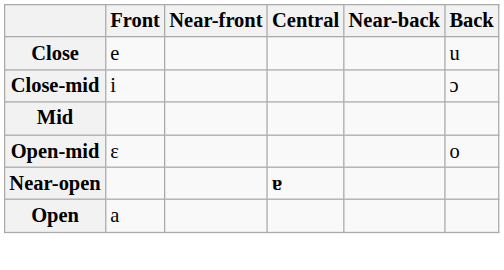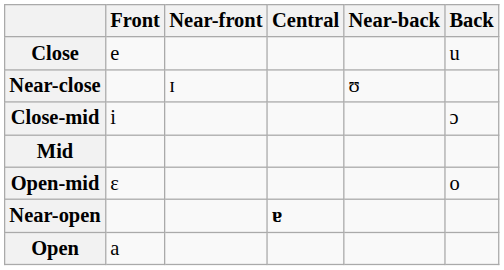+ row: (55, 85)
